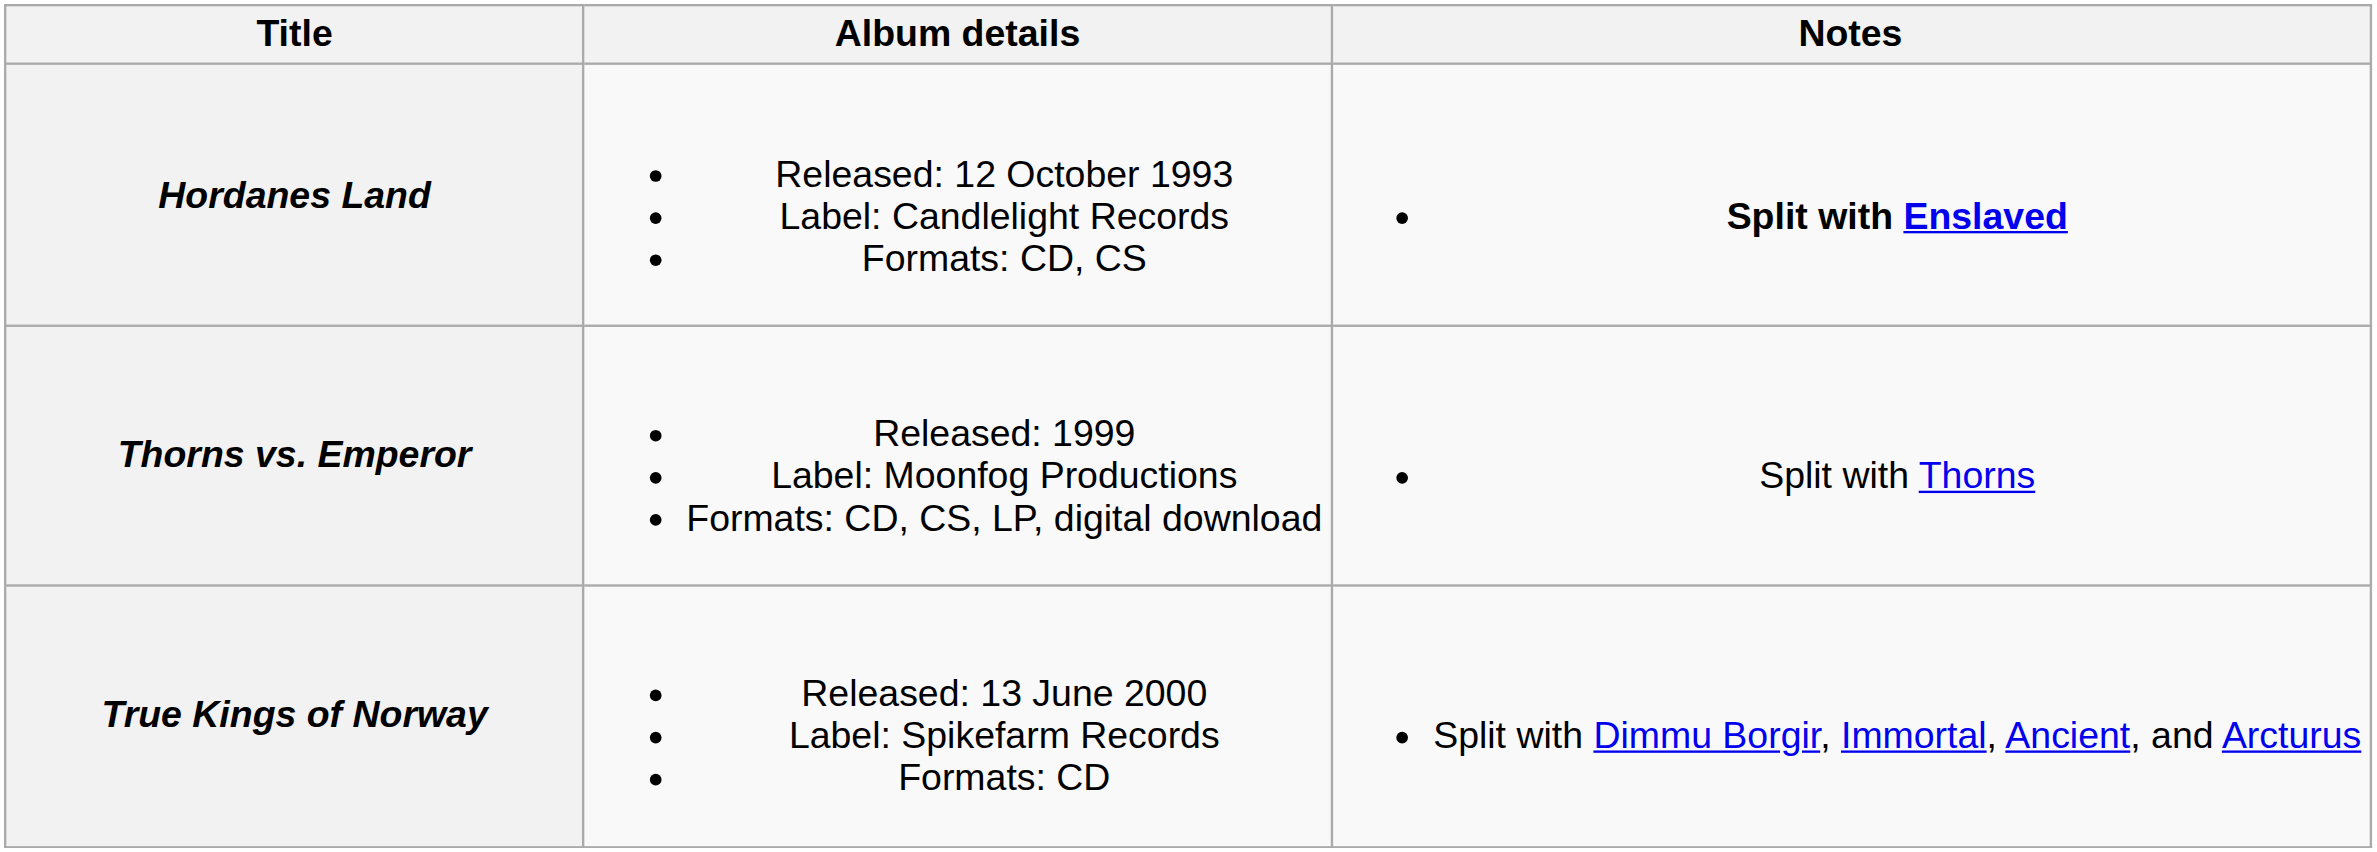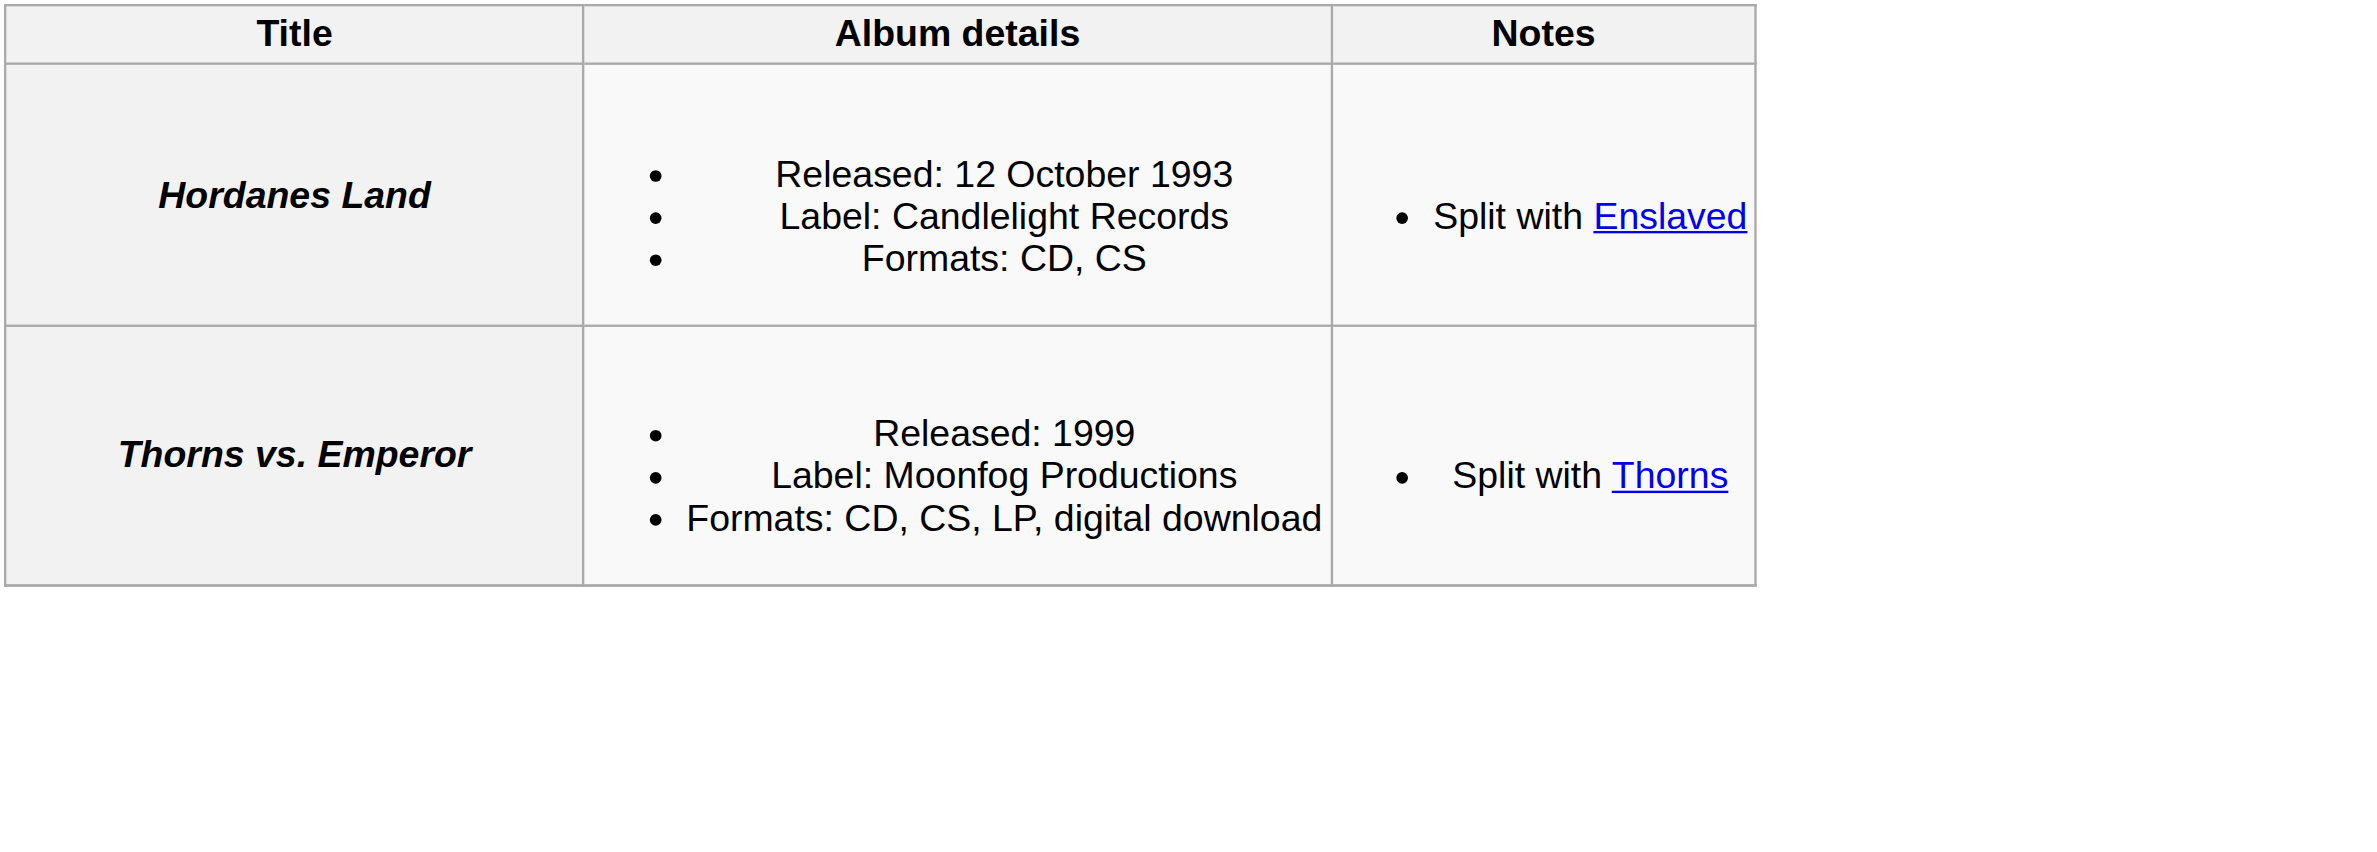(1850, 216) bold -> (1544, 216) normal
- row: (295, 715)
